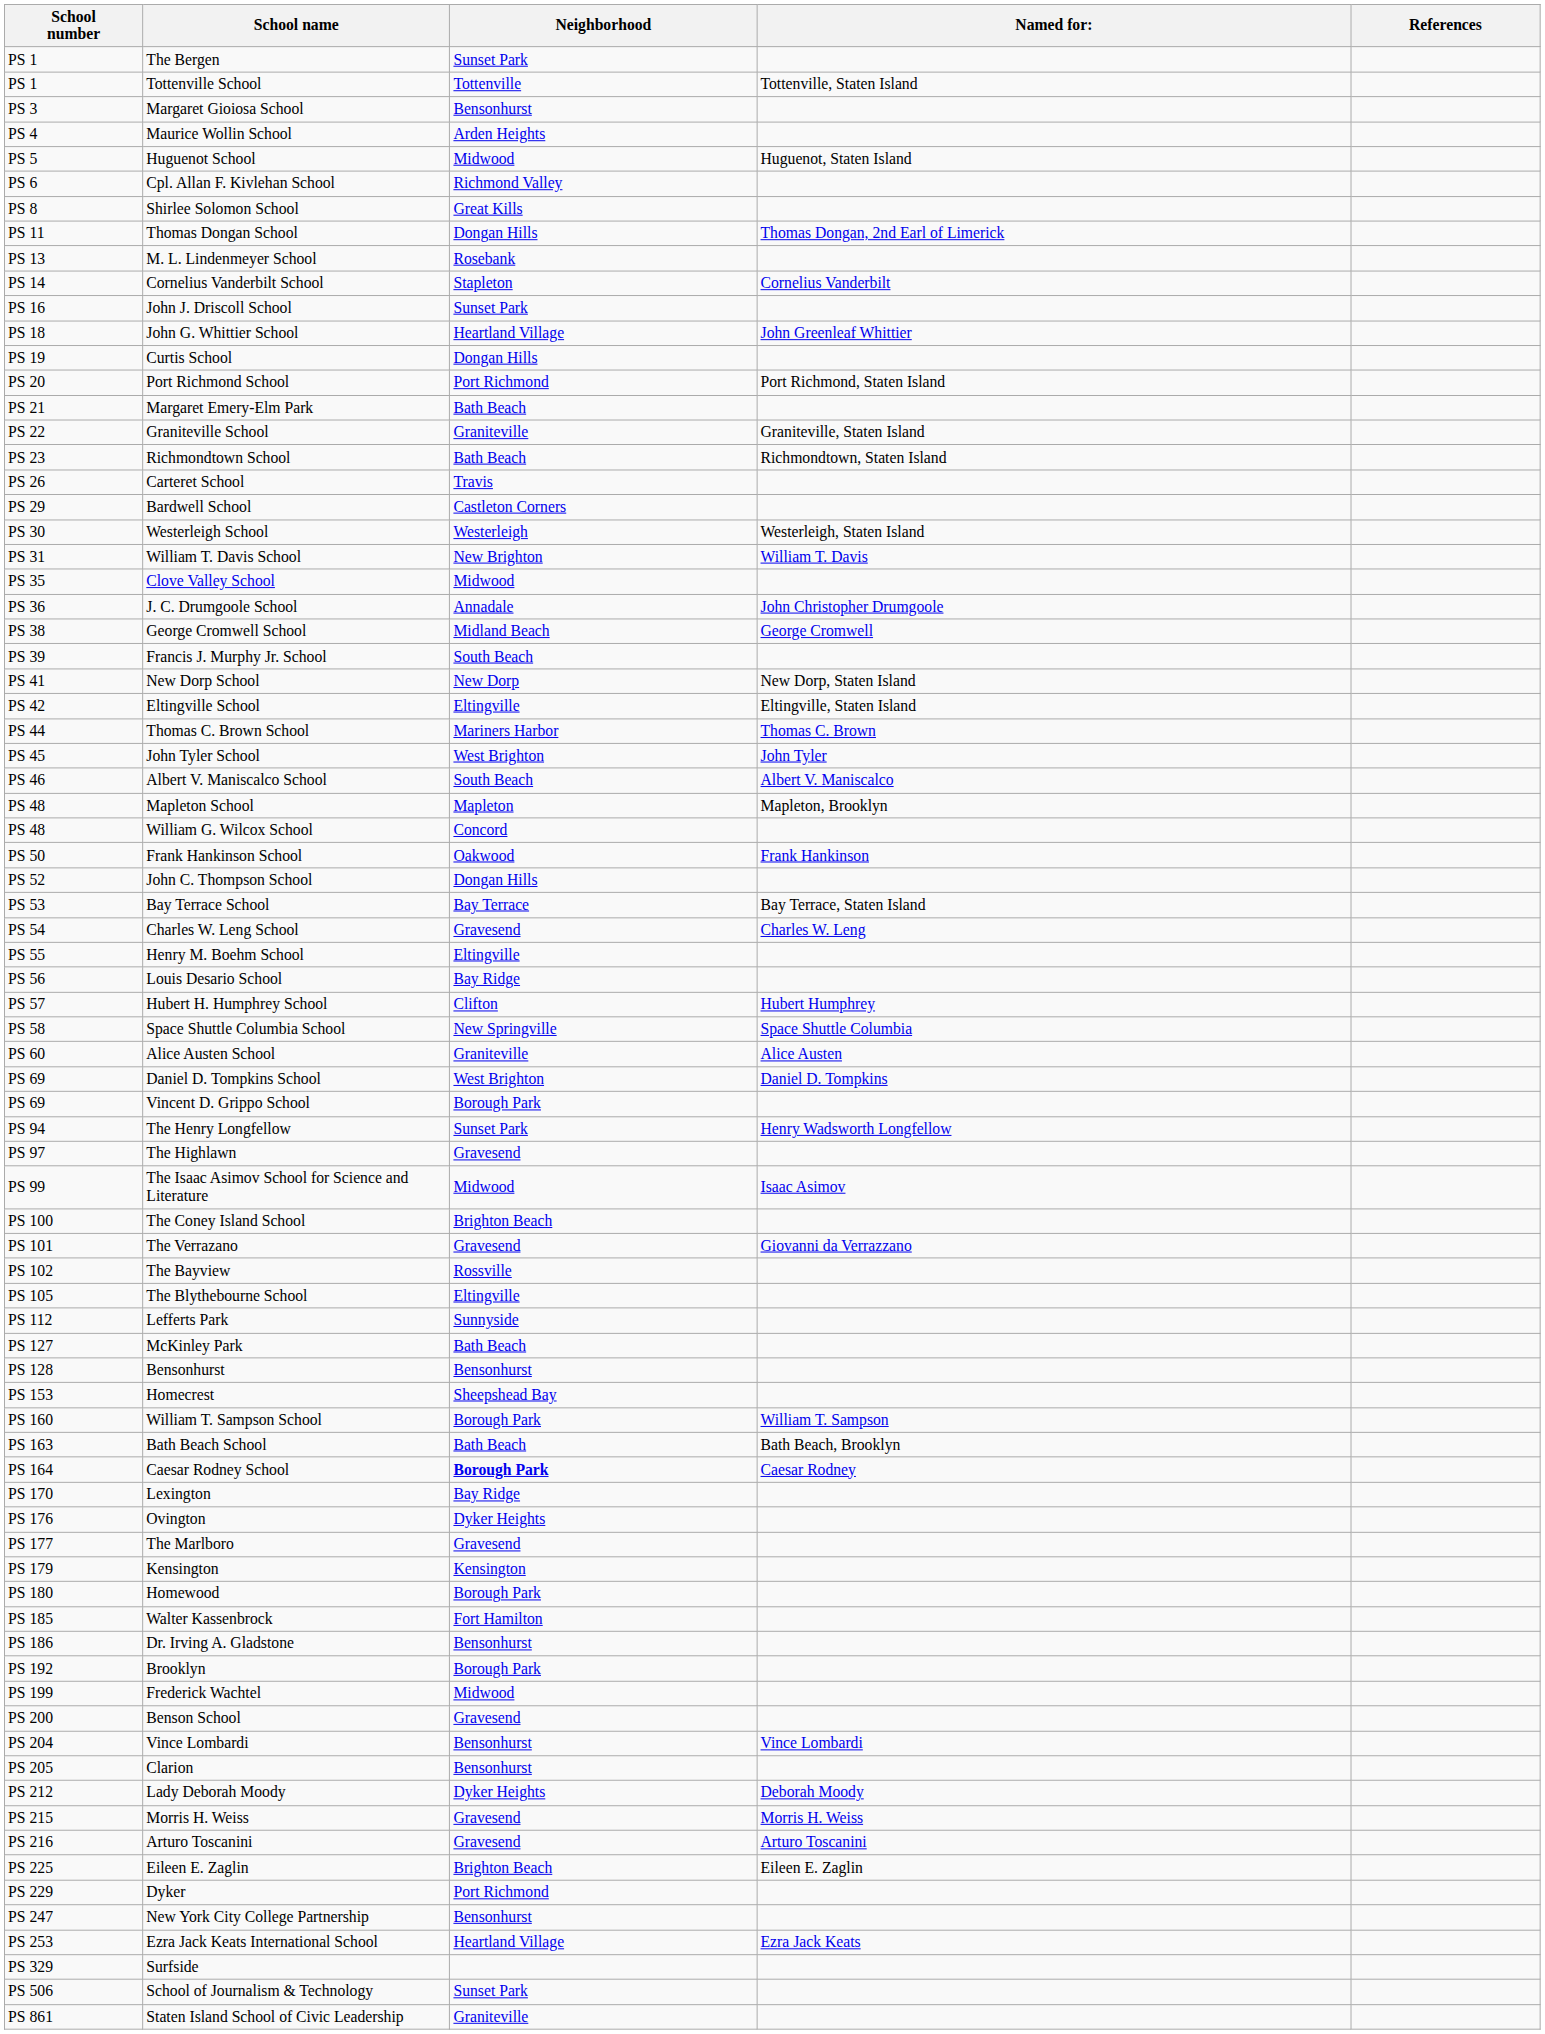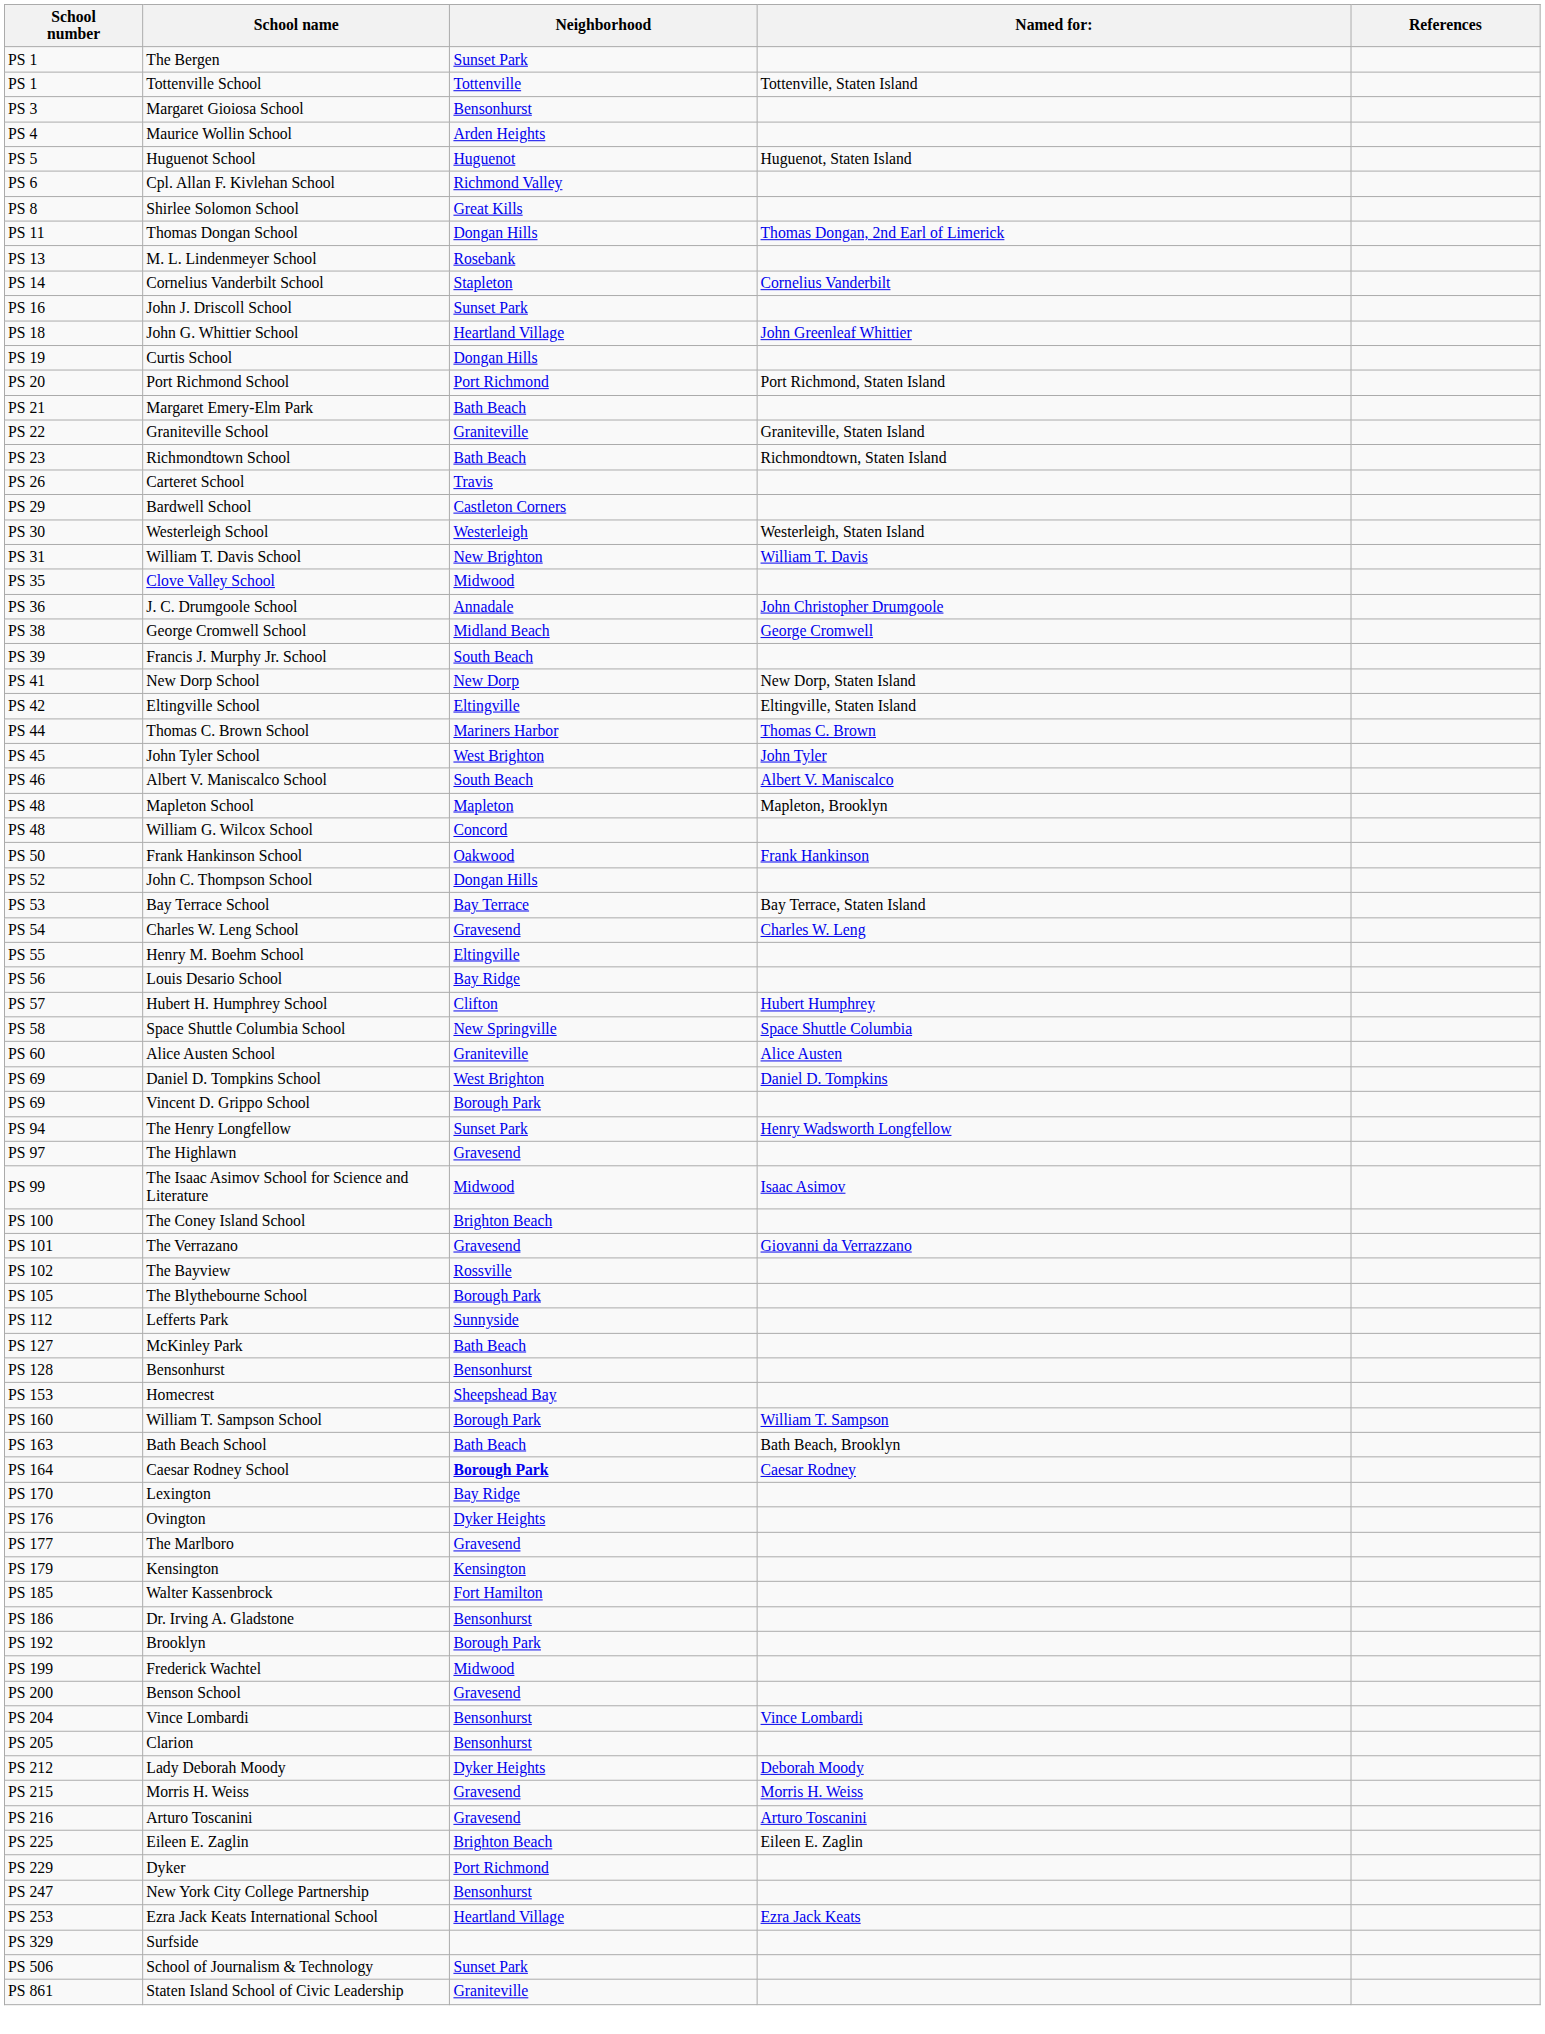(484, 158) Midwood -> (484, 158) Huguenot
(487, 1295) Eltingville -> (497, 1295) Borough Park
- row: (183, 1593)
